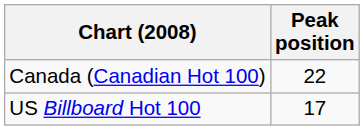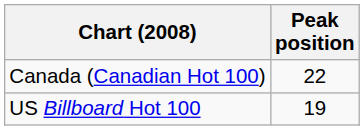(315, 108) 17 -> (315, 108) 19
